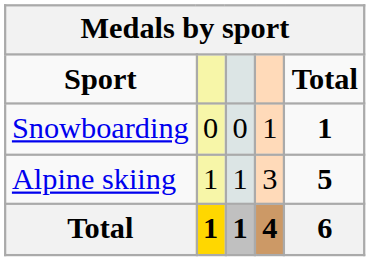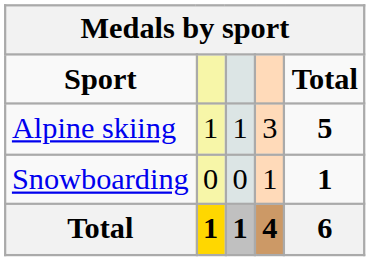rows swapped: (94, 178) <-> (100, 128)
